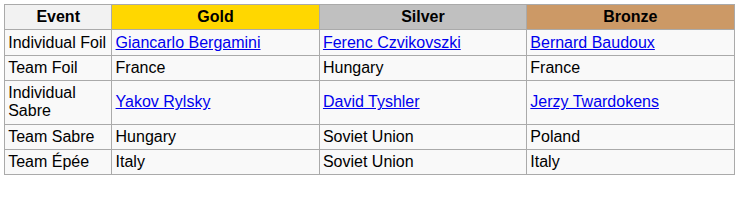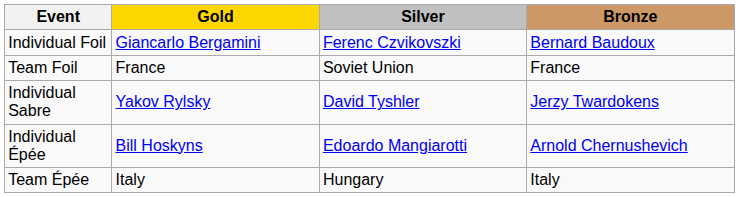(353, 67) Hungary -> (368, 67) Soviet Union
- row: (51, 136)
+ row: (42, 145)
(368, 162) Soviet Union -> (353, 180) Hungary
